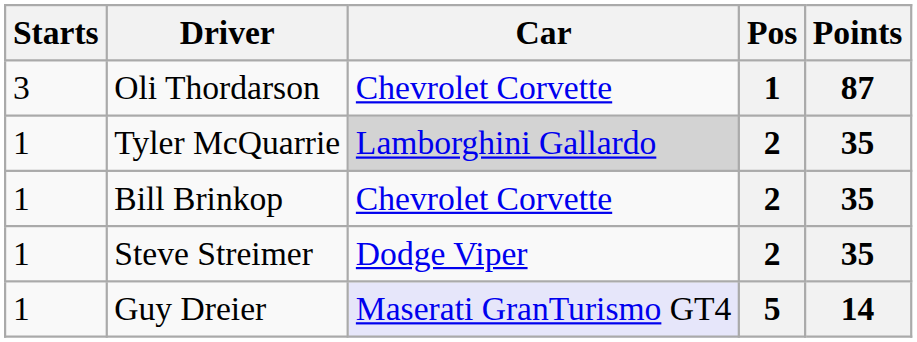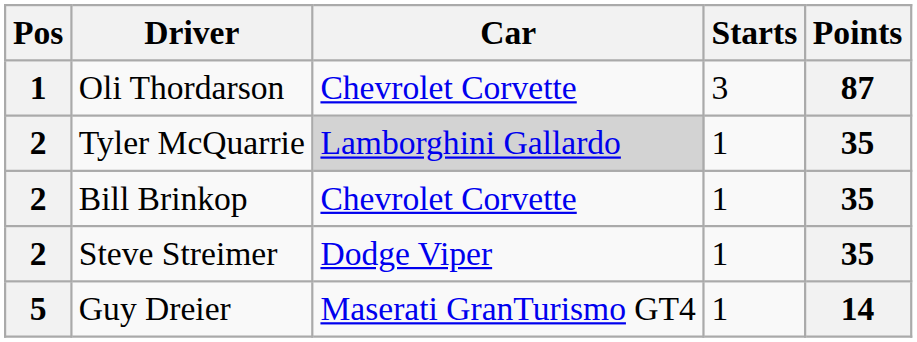columns swapped: (772, 32) <-> (56, 32)
(544, 309) lavender background -> (508, 309) no background
